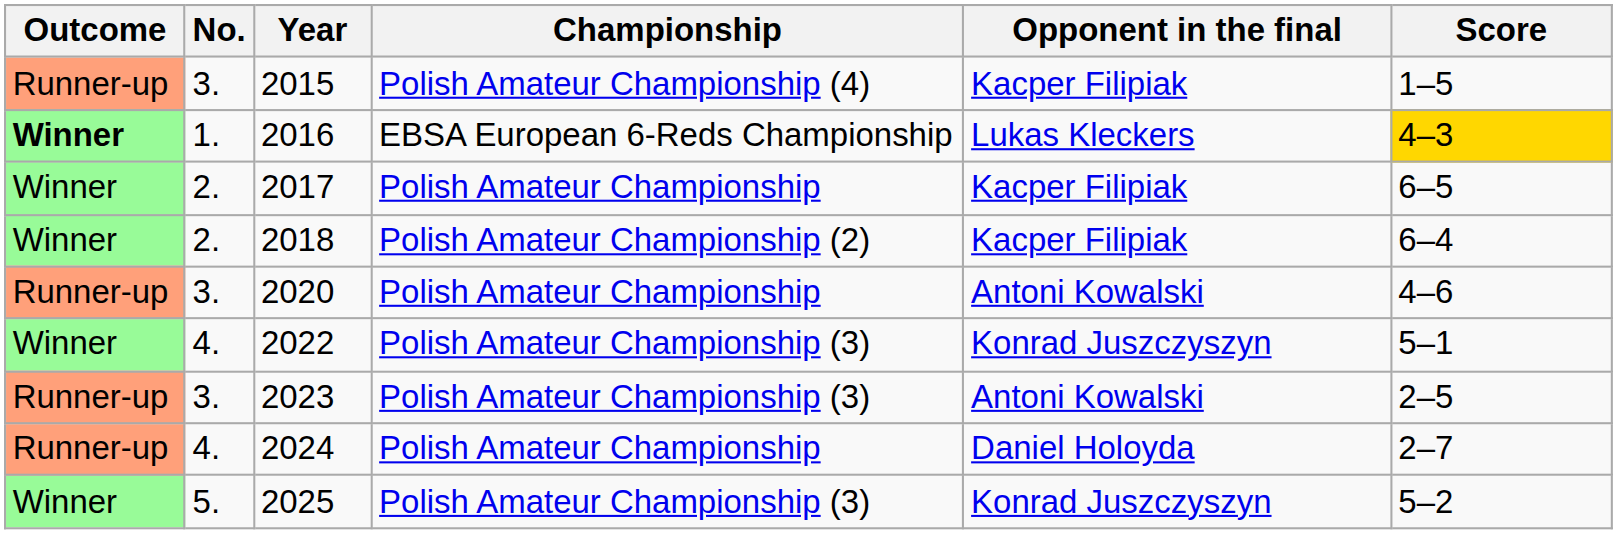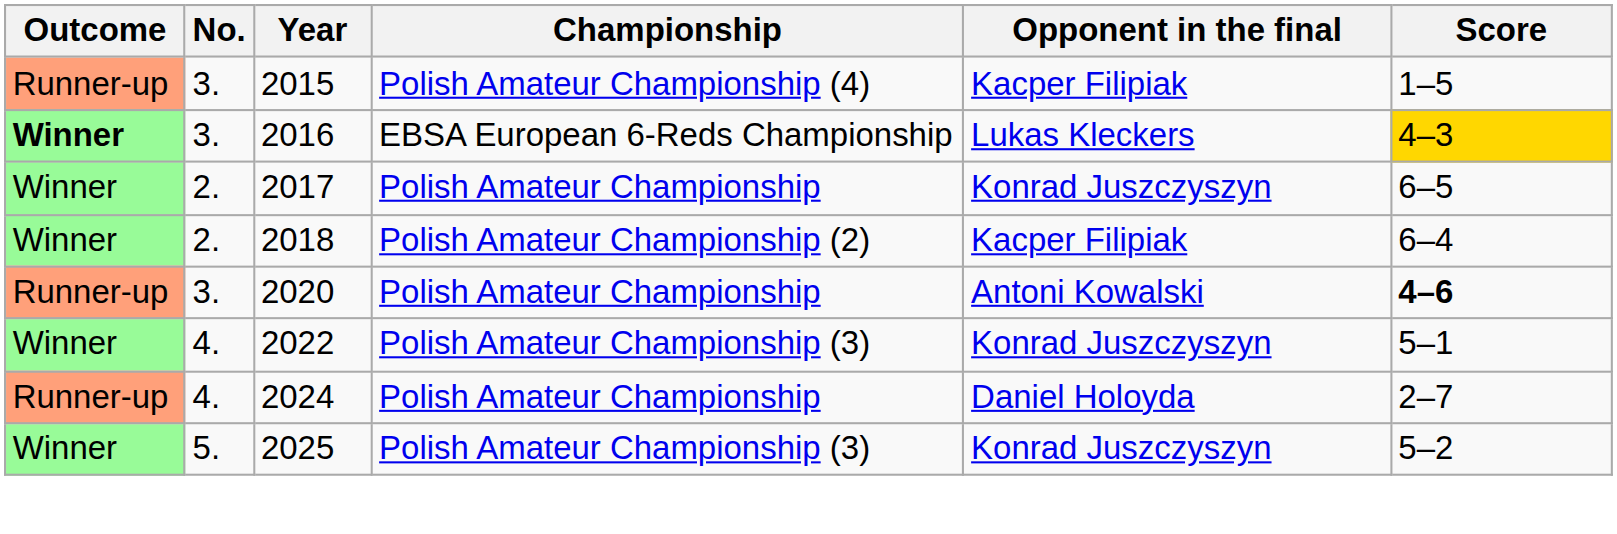(206, 135) 1. -> (206, 135) 3.
(1079, 187) Kacper Filipiak -> (1121, 187) Konrad Juszczyszyn
(1426, 291) normal -> (1426, 291) bold
- row: (298, 396)
